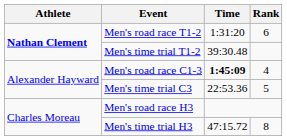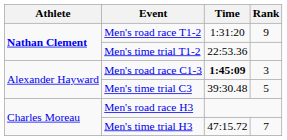(266, 33) 6 -> (266, 33) 9
(227, 51) 39:30.48 -> (227, 51) 22:53.36
(266, 70) 4 -> (266, 70) 3
(227, 89) 22:53.36 -> (227, 89) 39:30.48
(266, 126) 8 -> (266, 126) 7
